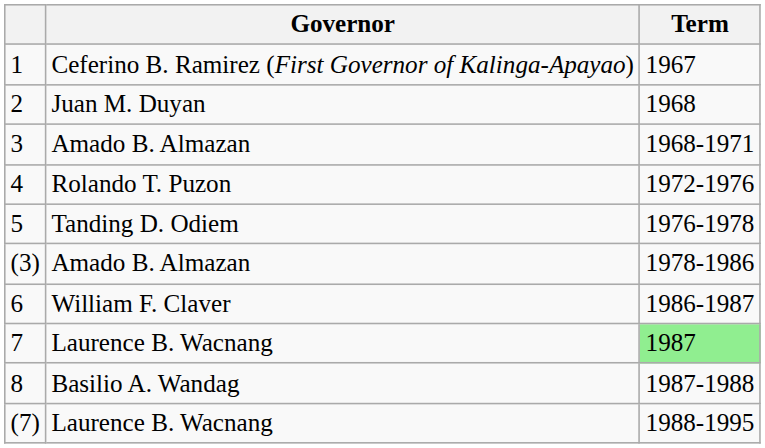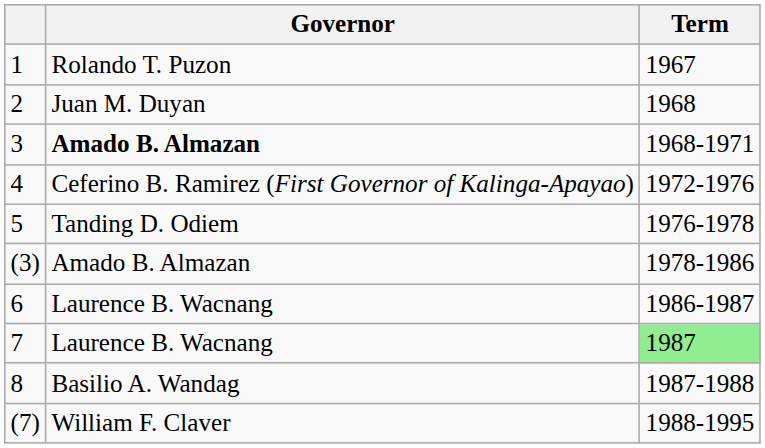(343, 64) Ceferino B. Ramirez (First Governor of Kalinga-Apayao) -> (141, 64) Rolando T. Puzon
(151, 143) normal -> (156, 143) bold
(141, 183) Rolando T. Puzon -> (343, 183) Ceferino B. Ramirez (First Governor of Kalinga-Apayao)
(141, 303) William F. Claver -> (162, 303) Laurence B. Wacnang
(162, 422) Laurence B. Wacnang -> (141, 422) William F. Claver
